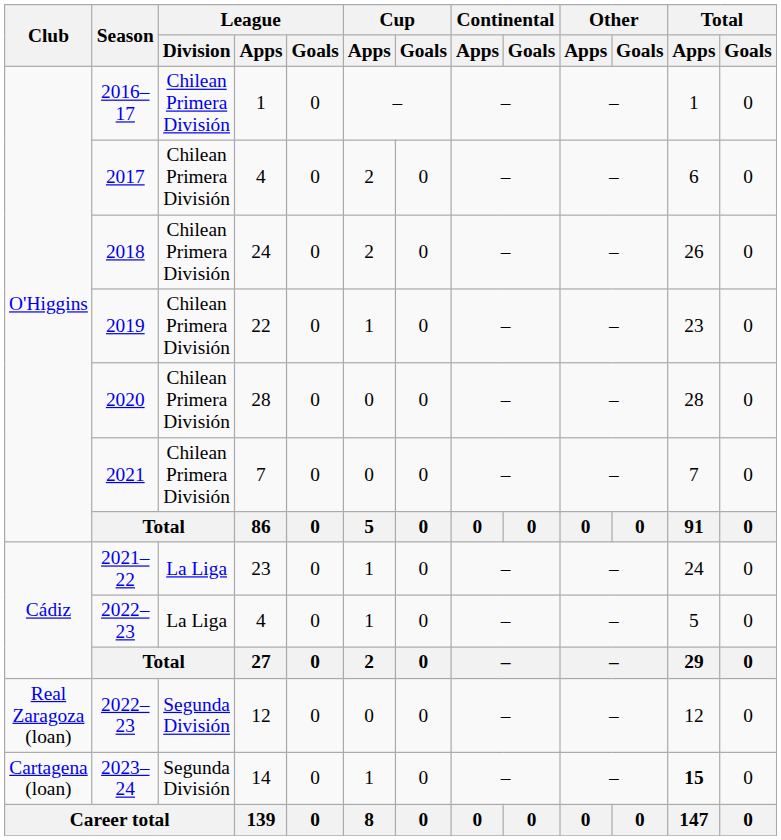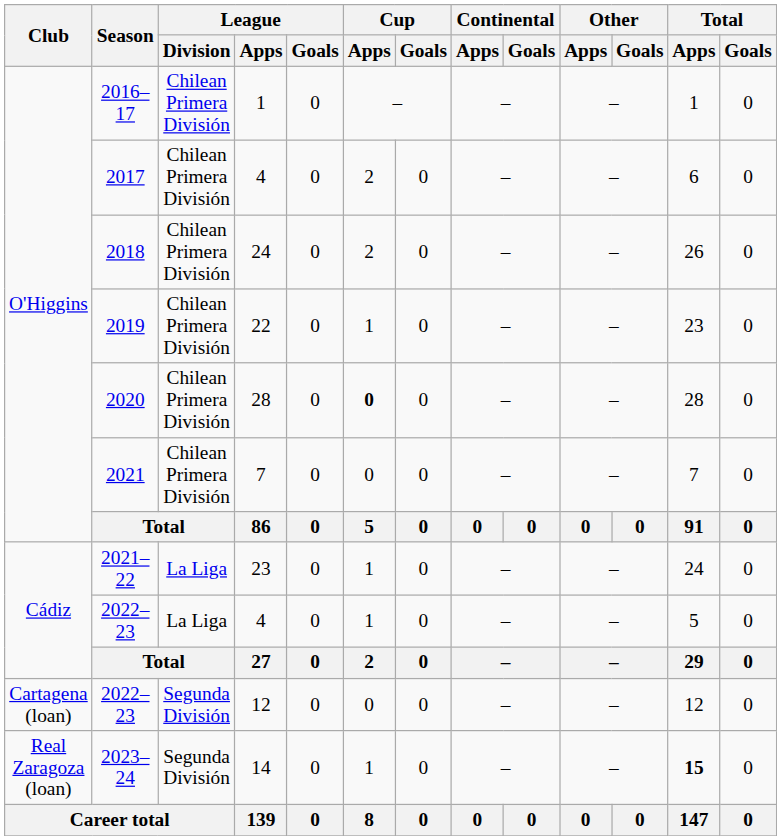(369, 400) normal -> (369, 400) bold
(48, 714) Real Zaragoza (loan) -> (48, 704) Cartagena (loan)
(48, 778) Cartagena (loan) -> (48, 767) Real Zaragoza (loan)
